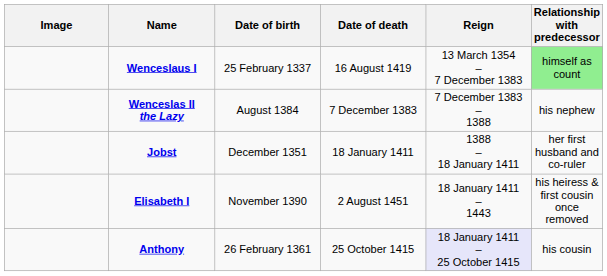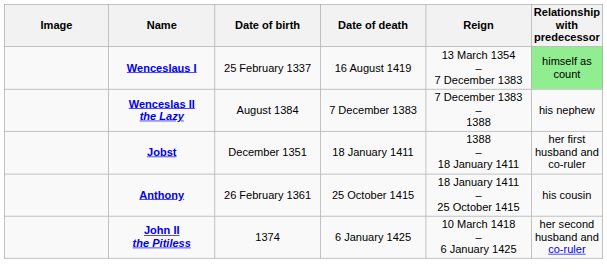- row: (162, 201)
(478, 249) lavender background -> (478, 195) no background
+ row: (162, 237)
